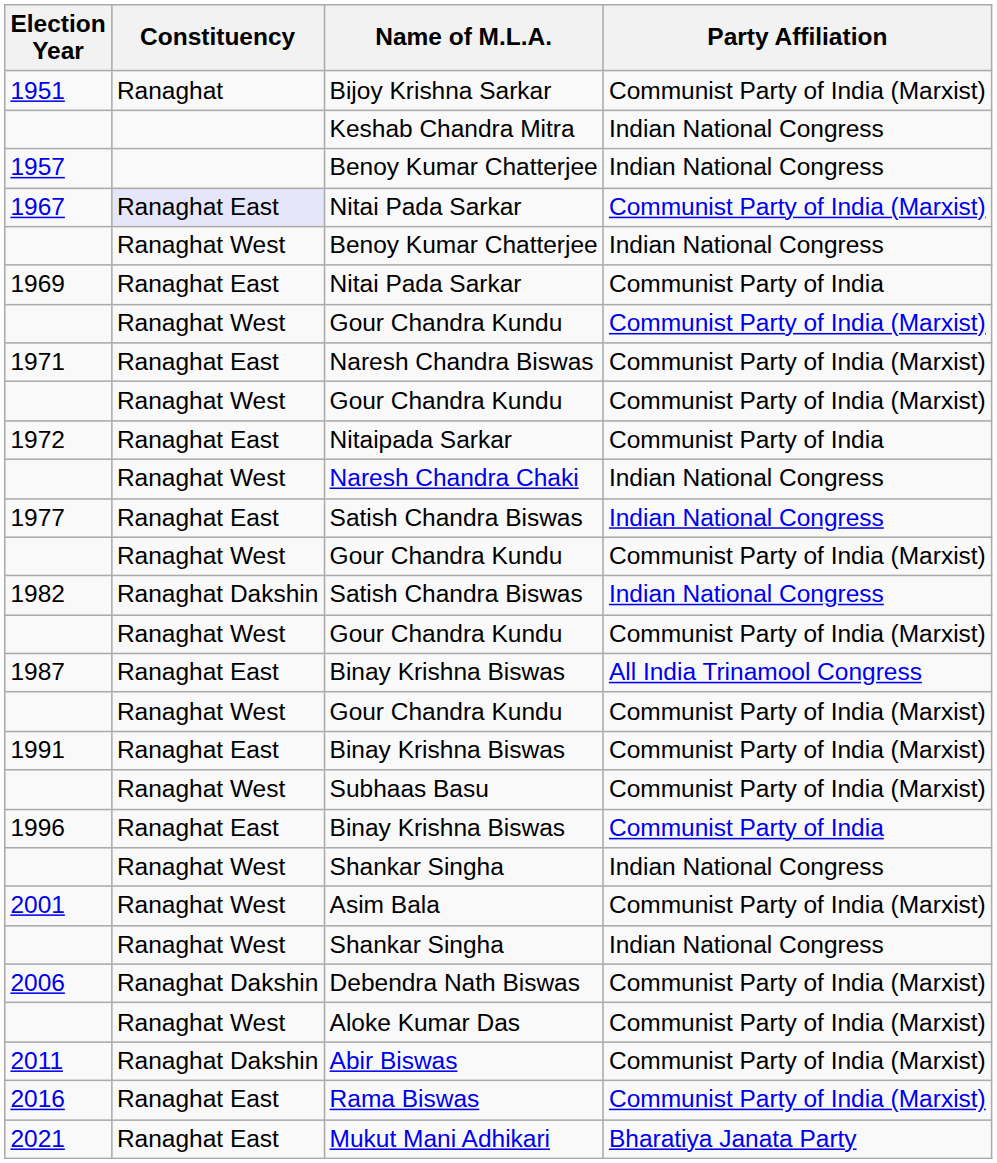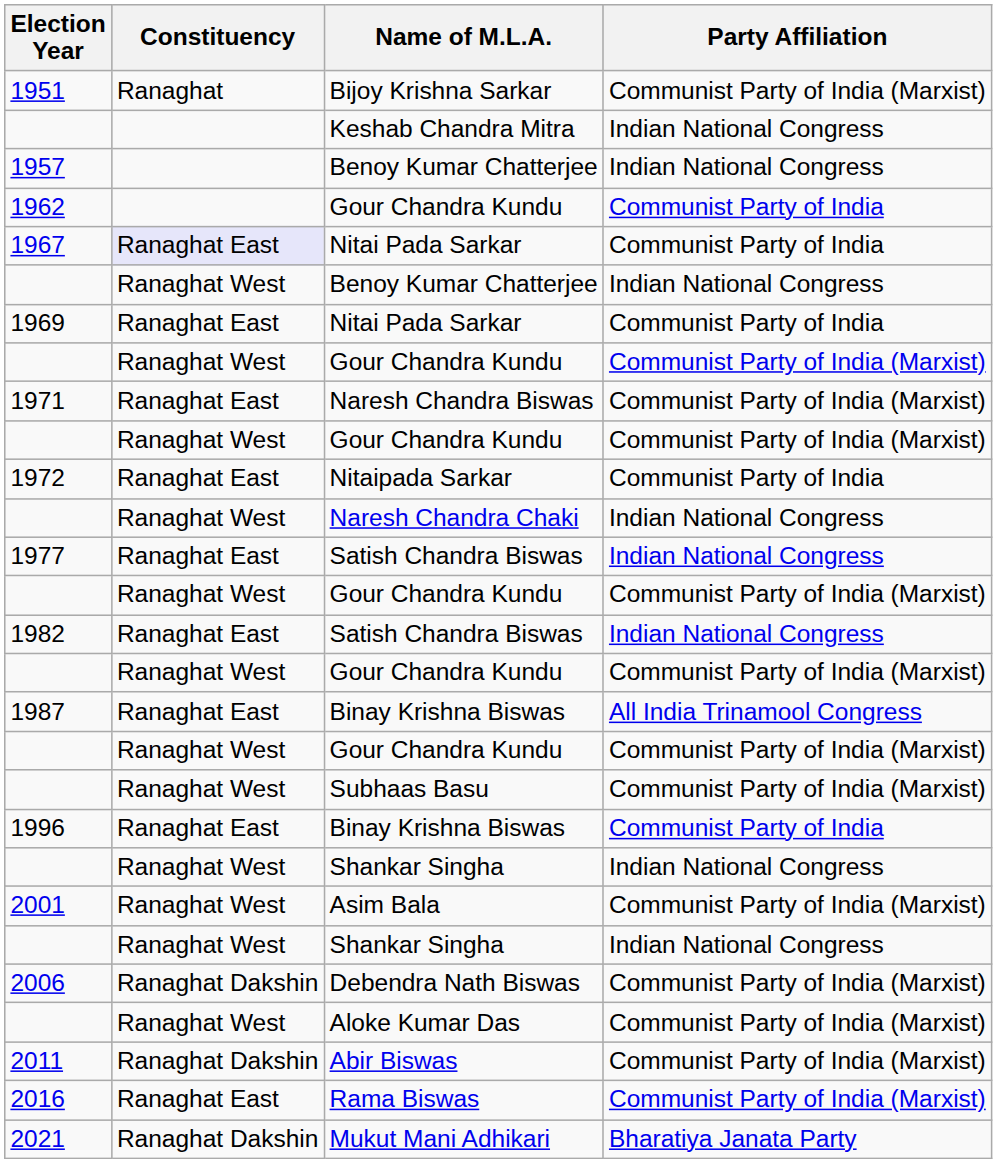+ row: (38, 206)
(797, 206) Communist Party of India (Marxist) -> (746, 245) Communist Party of India
(218, 594) Ranaghat Dakshin -> (198, 633) Ranaghat East
- row: (38, 750)
(198, 1138) Ranaghat East -> (218, 1138) Ranaghat Dakshin
